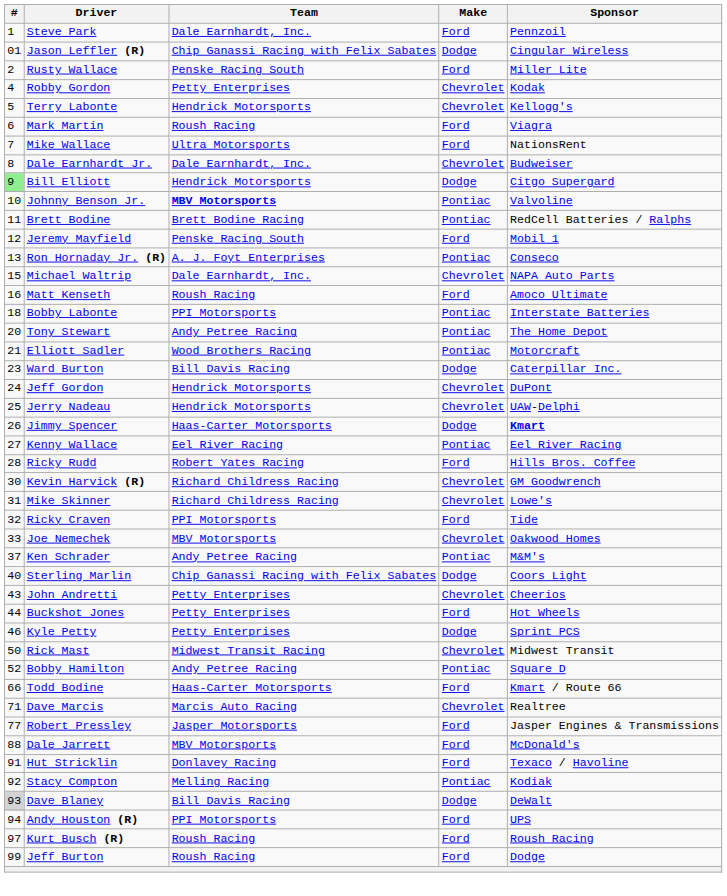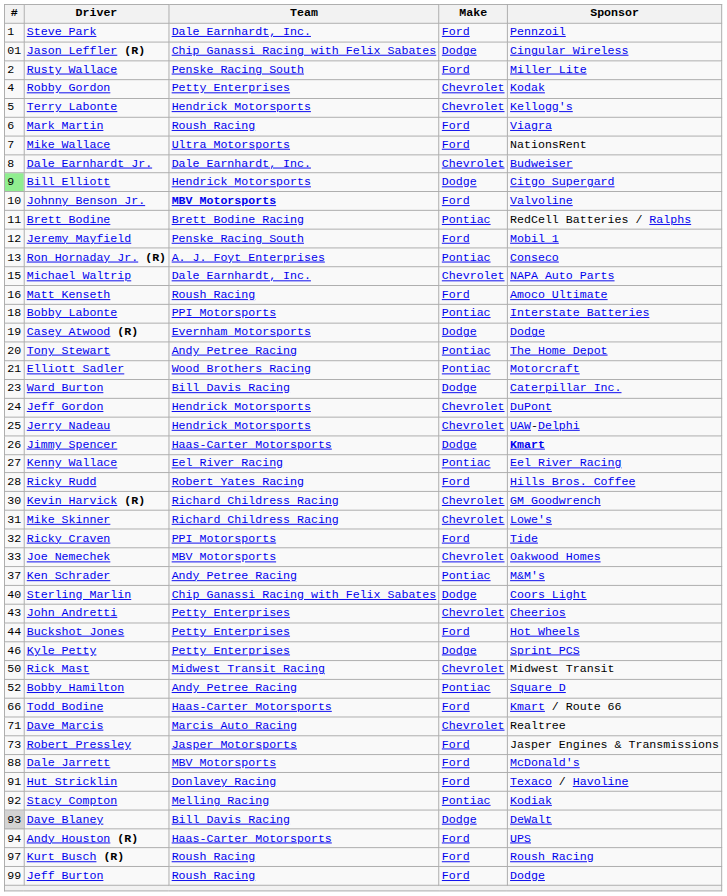(466, 202) Pontiac -> (456, 202) Ford
+ row: (82, 333)
(14, 726) 77 -> (14, 745) 73
(224, 820) PPI Motorsports -> (252, 839) Haas-Carter Motorsports
